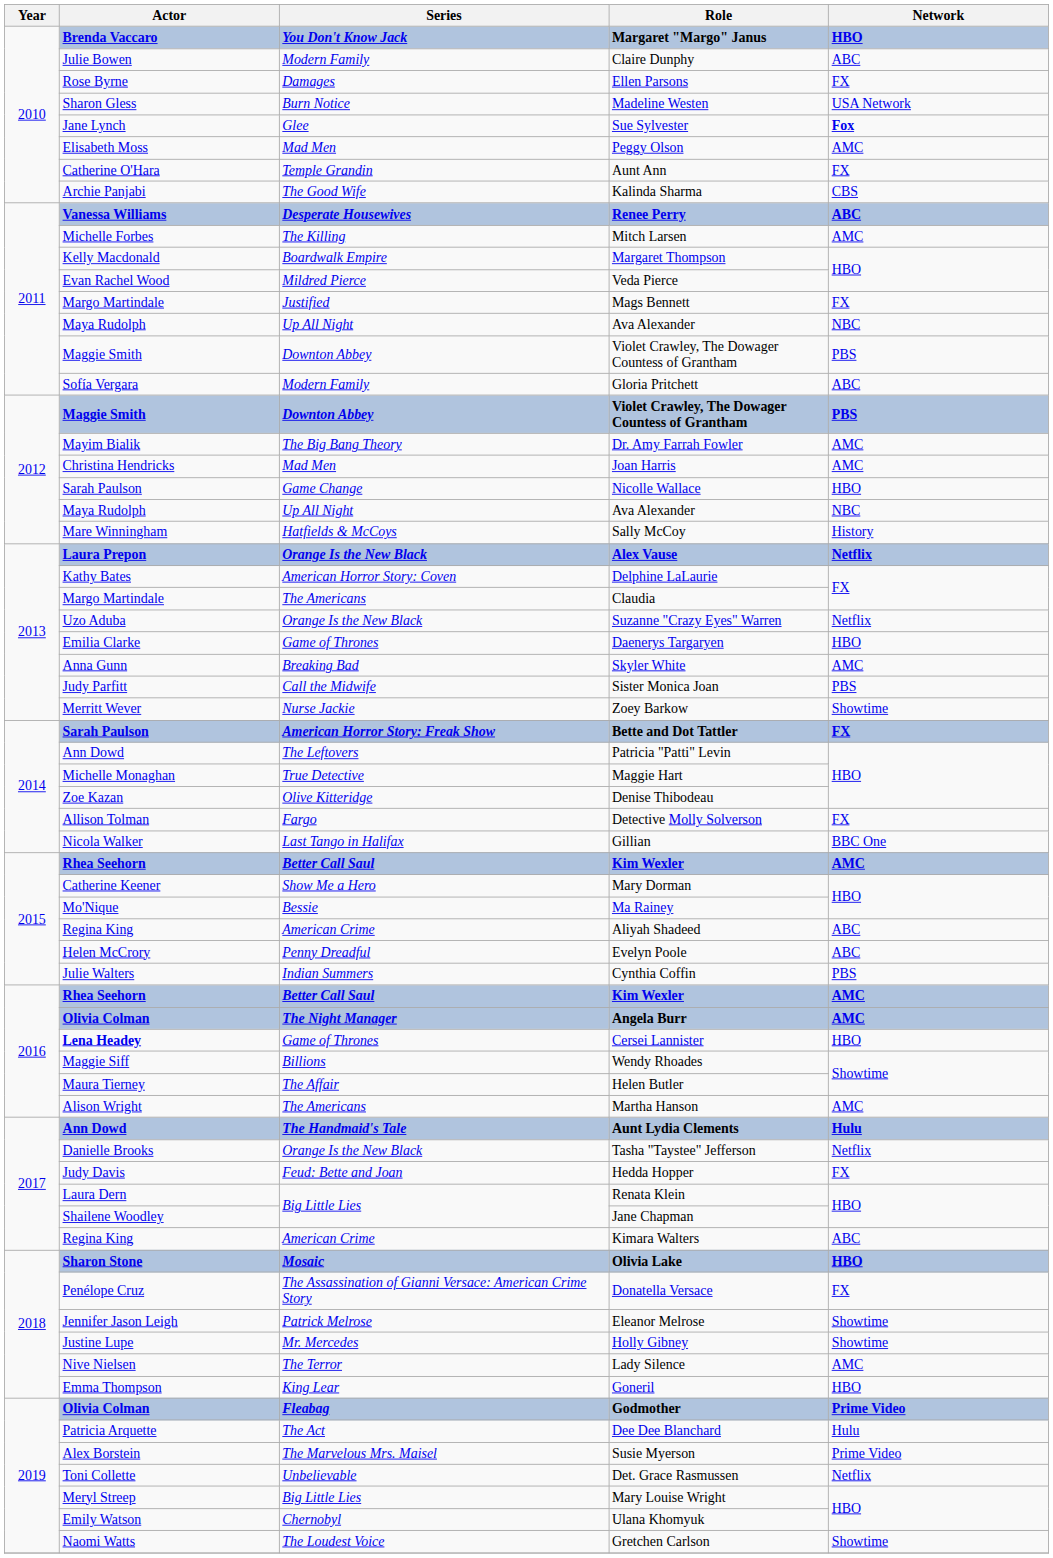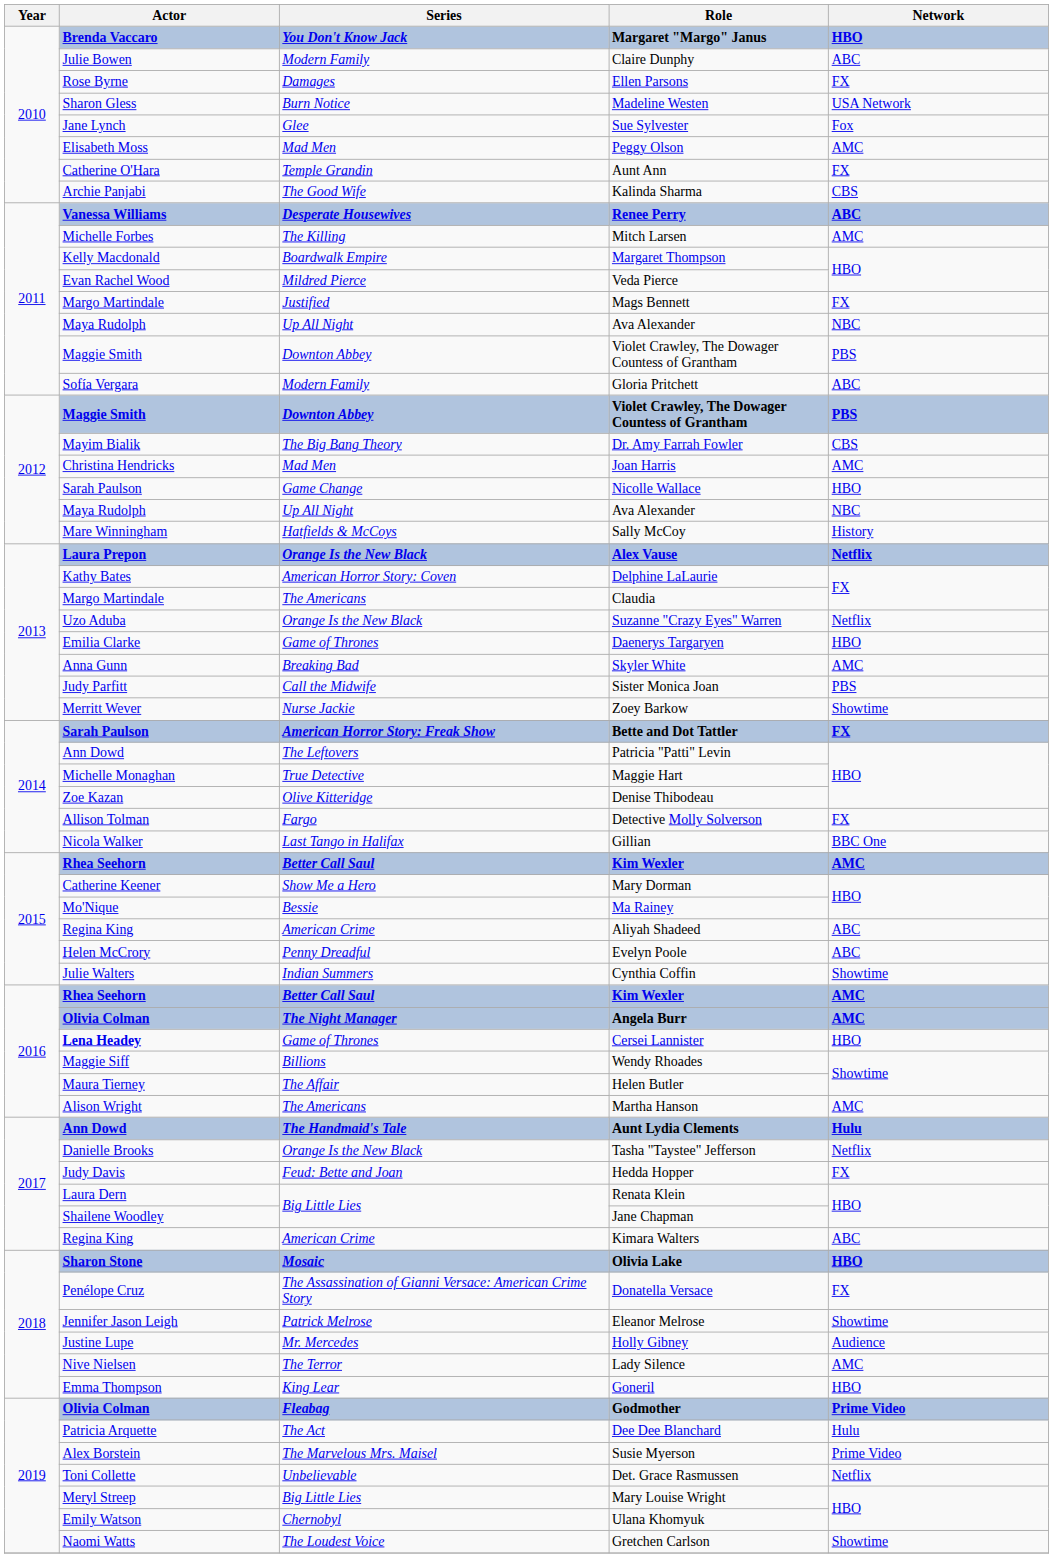(843, 125) bold -> (843, 125) normal
(848, 444) AMC -> (845, 444) CBS
(844, 974) PBS -> (860, 974) Showtime
(860, 1342) Showtime -> (858, 1342) Audience
